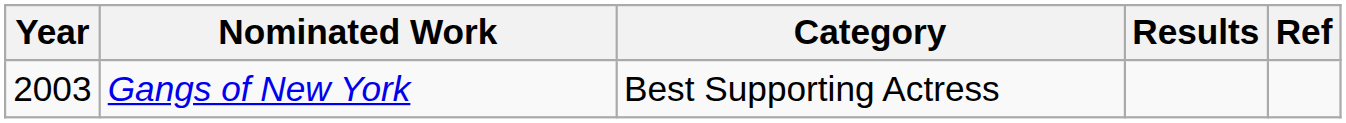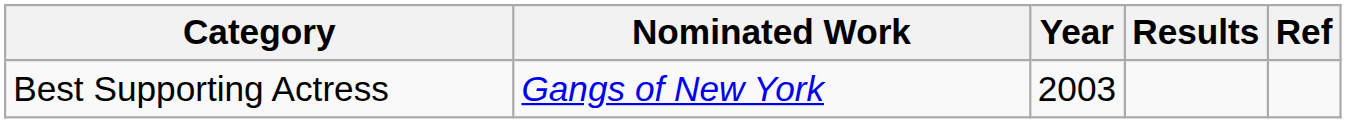columns swapped: (52, 32) <-> (870, 32)
